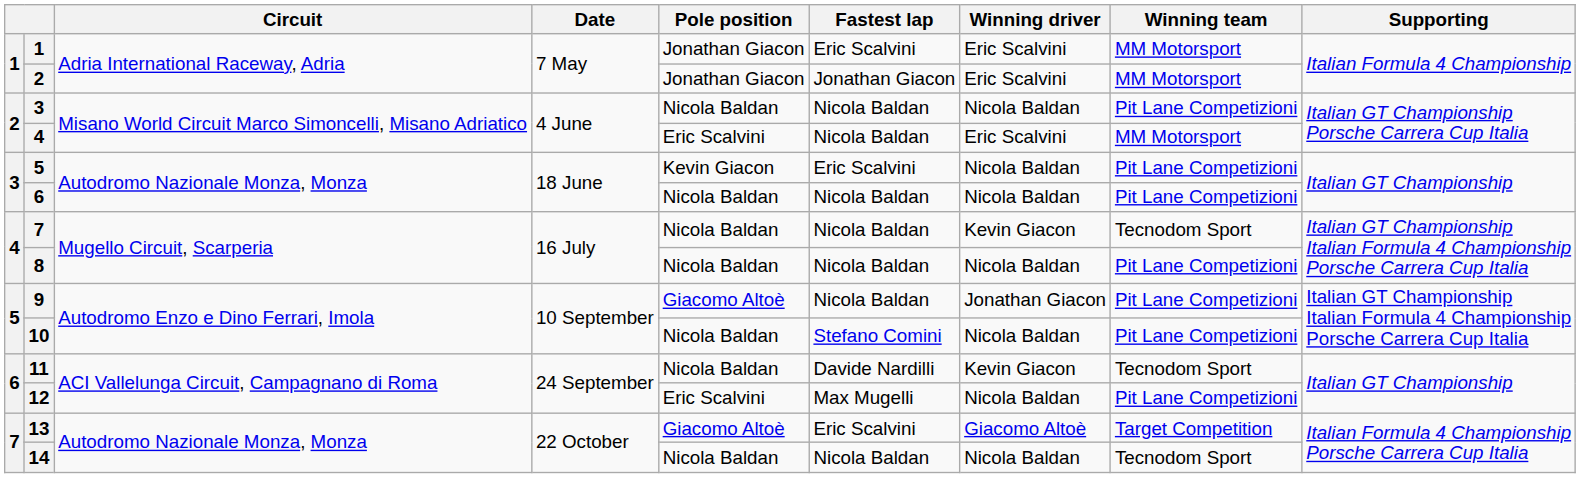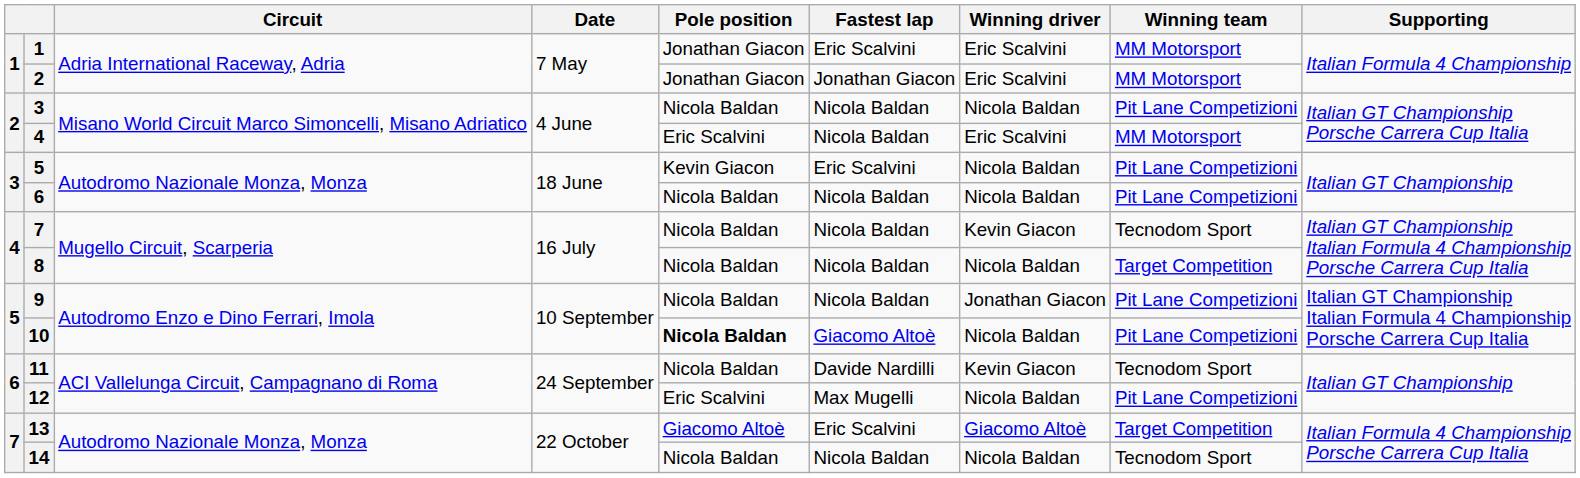(1206, 265) Pit Lane Competizioni -> (1194, 265) Target Competition
(724, 300) Giacomo Altoè -> (721, 300) Nicola Baldan
(721, 336) normal -> (725, 336) bold
(878, 336) Stefano Comini -> (874, 336) Giacomo Altoè
